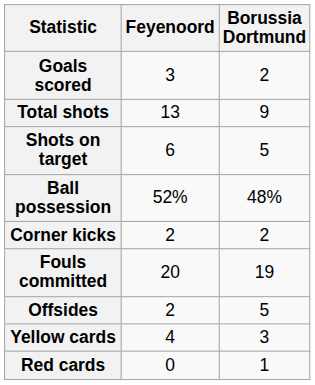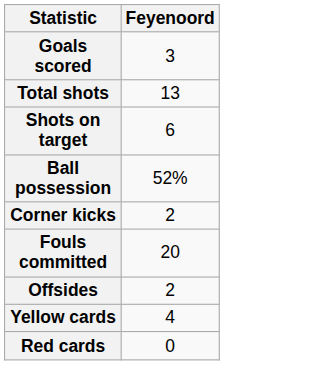- column: (264, 28)
